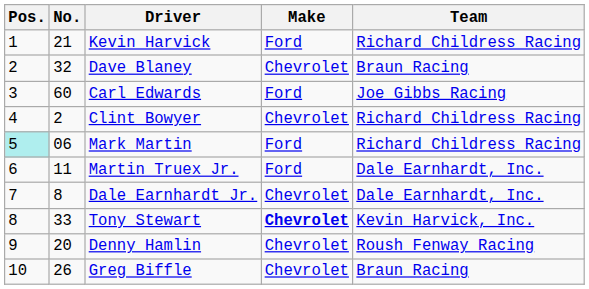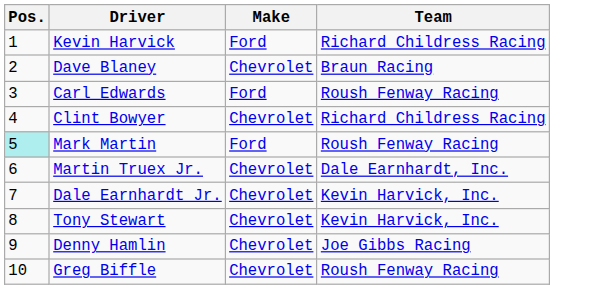- column: (67, 17)
(431, 94) Joe Gibbs Racing -> (410, 94) Roush Fenway Racing
(469, 144) Richard Childress Racing -> (410, 144) Roush Fenway Racing
(283, 170) Ford -> (271, 170) Chevrolet
(450, 195) Dale Earnhardt, Inc. -> (410, 195) Kevin Harvick, Inc.
(307, 221) bold -> (271, 221) normal
(445, 246) Roush Fenway Racing -> (396, 246) Joe Gibbs Racing
(413, 272) Braun Racing -> (410, 272) Roush Fenway Racing
